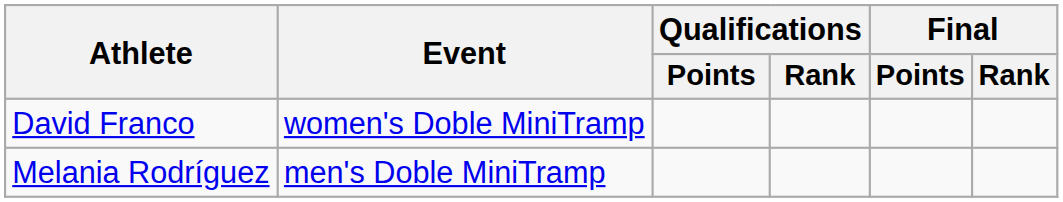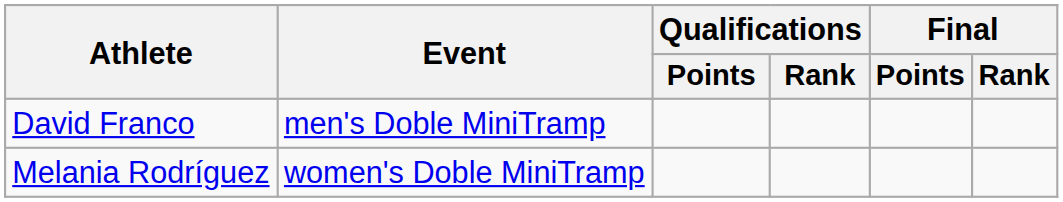(464, 124) women's Doble MiniTramp -> (445, 124) men's Doble MiniTramp
(445, 172) men's Doble MiniTramp -> (464, 172) women's Doble MiniTramp
